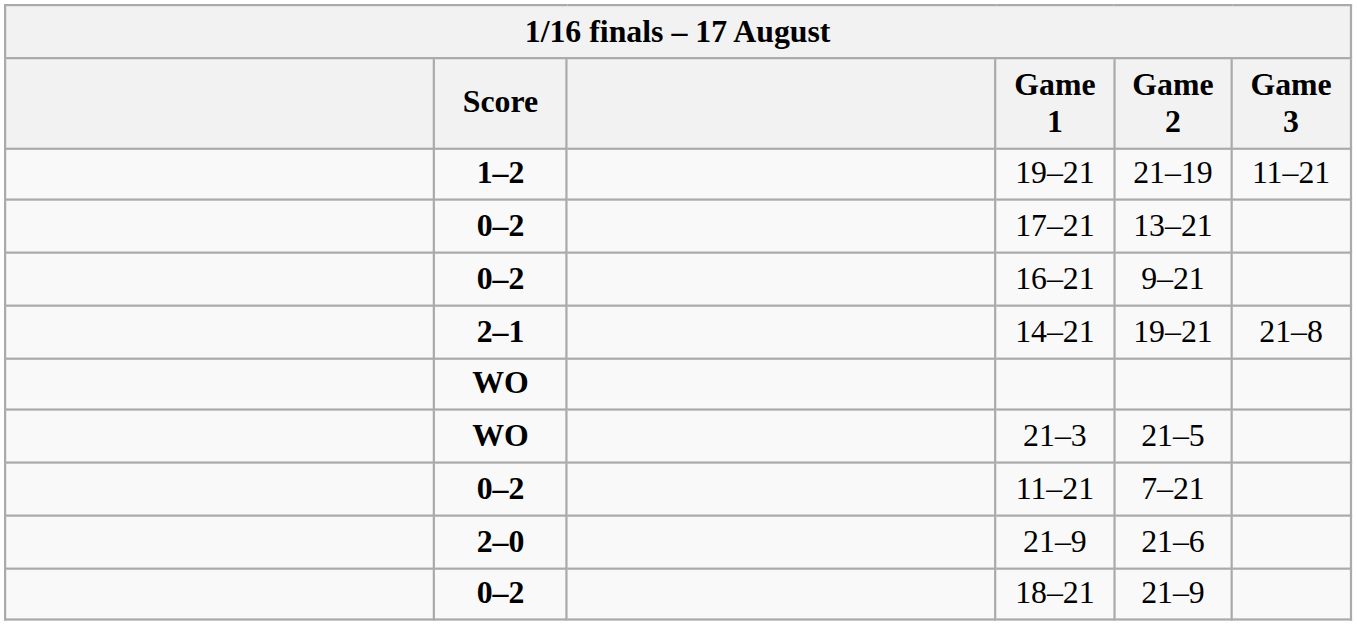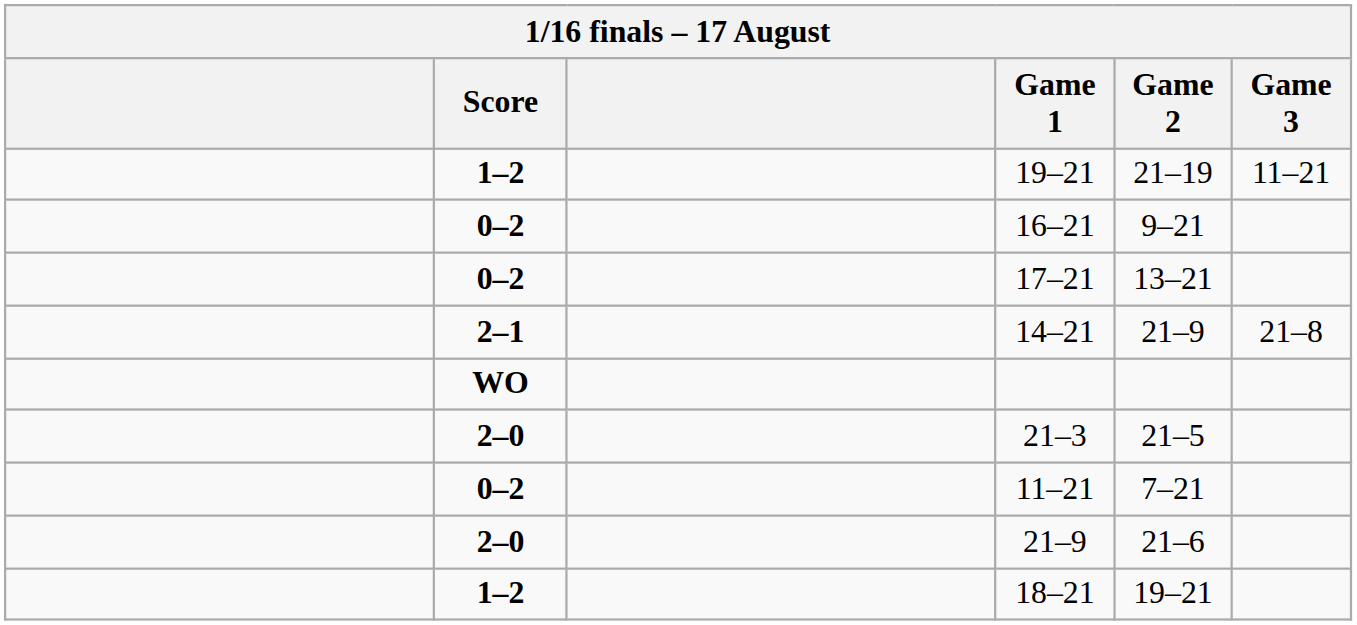rows swapped: (1055, 278) <-> (1055, 226)
(1173, 331) 19–21 -> (1173, 331) 21–9
(500, 436) WO -> (500, 436) 2–0
(500, 593) 0–2 -> (500, 593) 1–2
(1173, 593) 21–9 -> (1173, 593) 19–21
